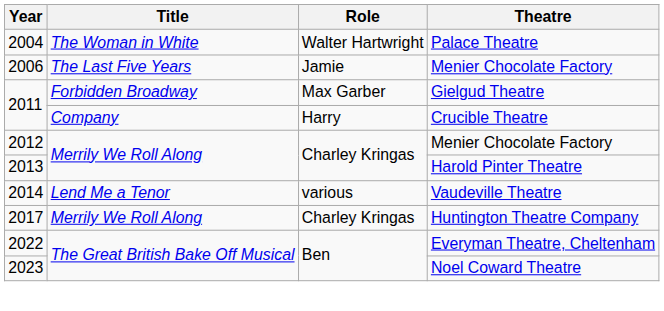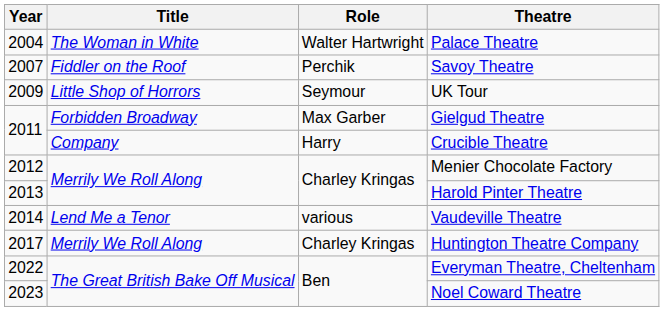- row: (26, 67)
+ row: (26, 67)
+ row: (26, 92)
